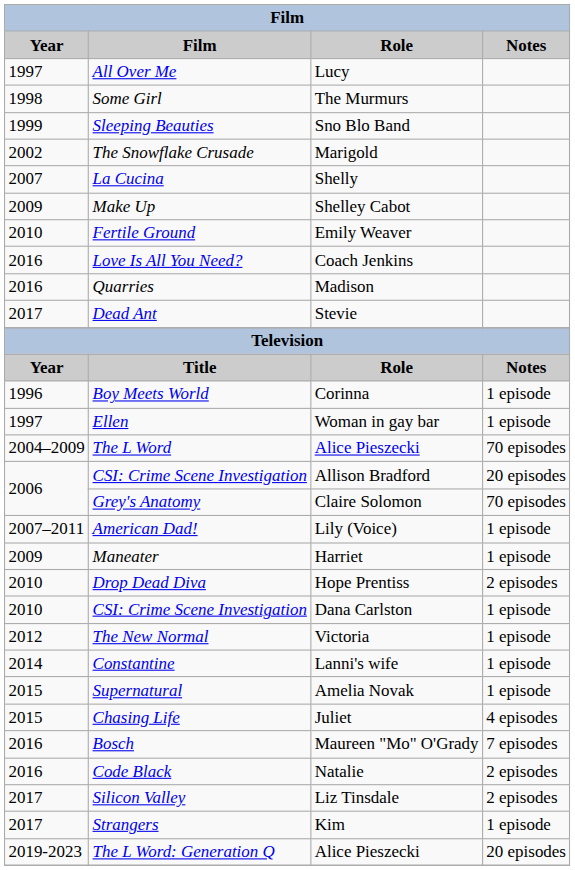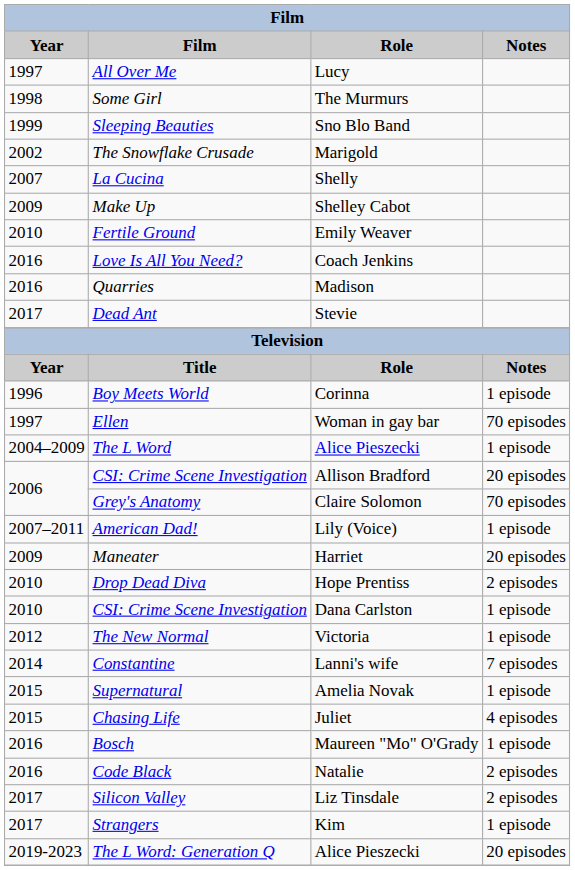(519, 421) 1 episode -> (526, 421) 70 episodes
(526, 448) 70 episodes -> (519, 448) 1 episode
(519, 555) 1 episode -> (526, 555) 20 episodes
(519, 663) 1 episode -> (522, 663) 7 episodes
(522, 744) 7 episodes -> (519, 744) 1 episode
